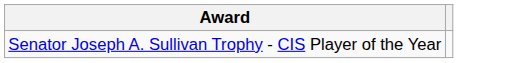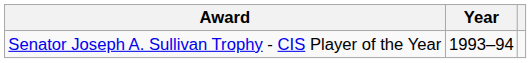+ column: (481, 17)
